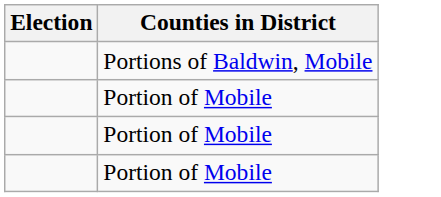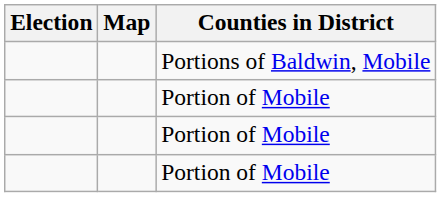+ column: (127, 23)
